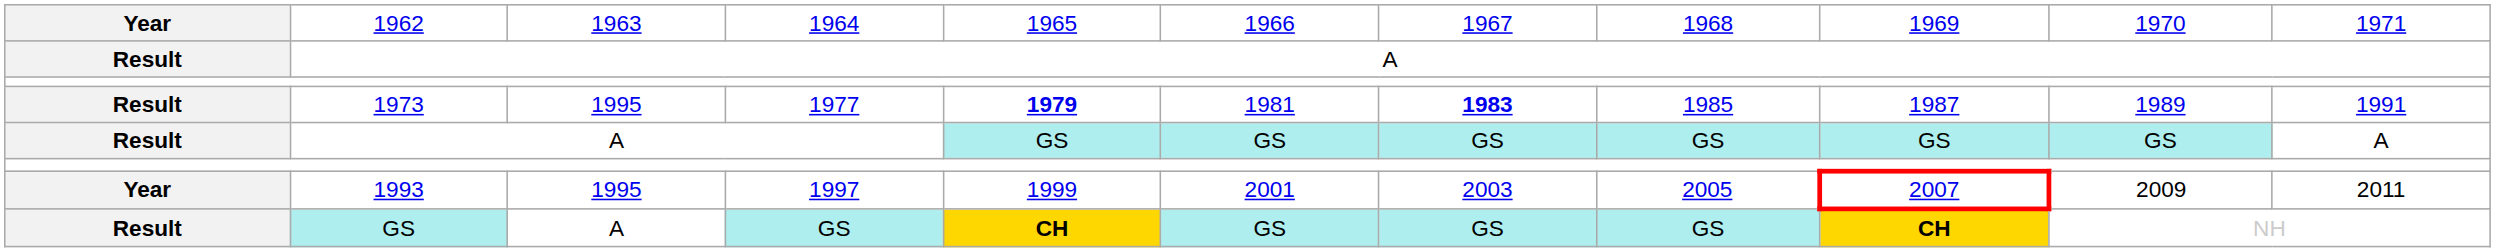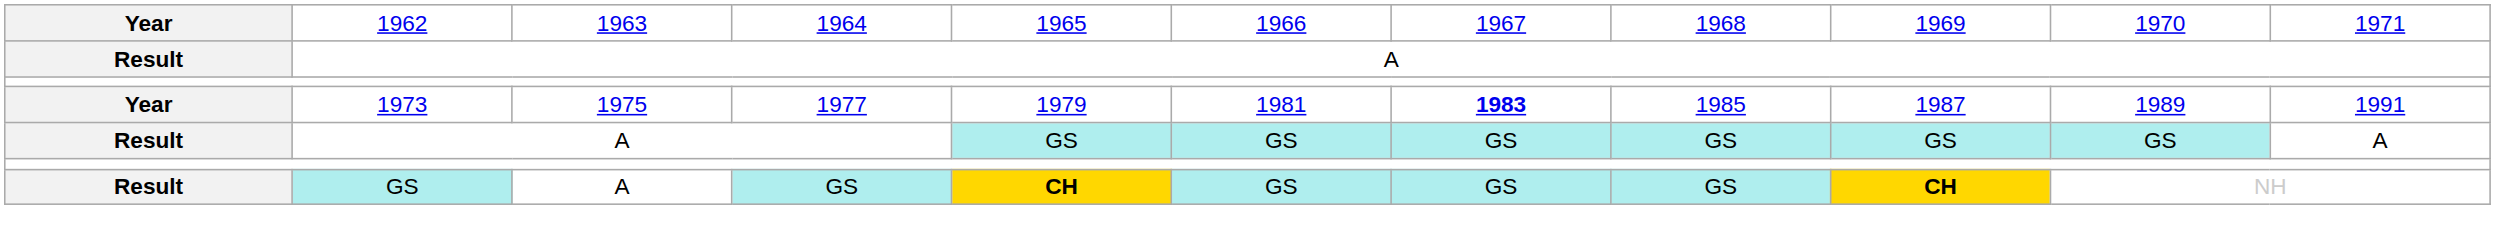(147, 105) Result -> (149, 105) Year
(616, 105) 1995 -> (622, 105) 1975
(1052, 105) bold -> (1062, 105) normal
- row: (399, 190)
